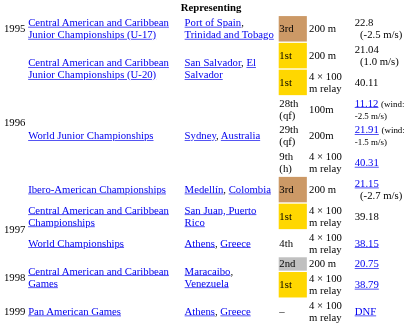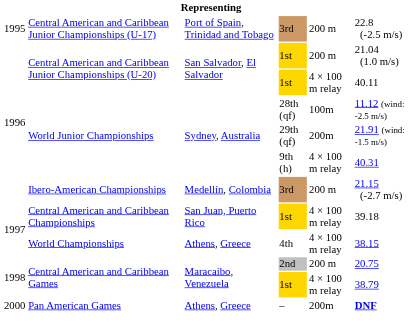(15, 311) 1999 -> (15, 305) 2000
(325, 311) 4 × 100 m relay -> (321, 305) 200m
(365, 311) normal -> (366, 305) bold
